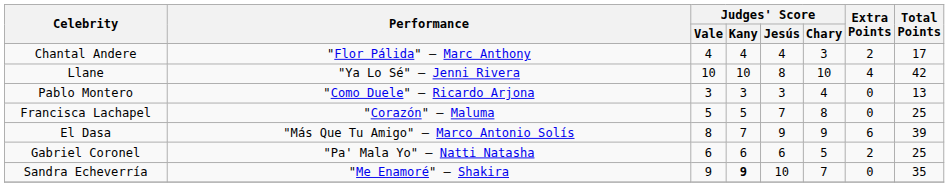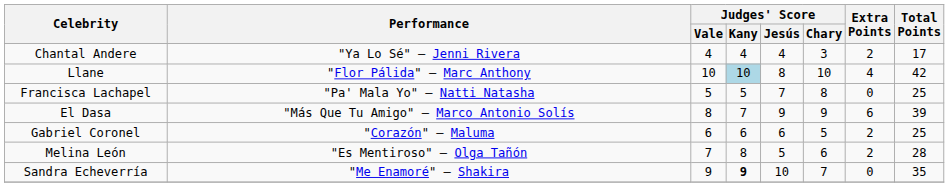(429, 54) "Flor Pálida" – Marc Anthony -> (429, 54) "Ya Lo Sé" – Jenni Rivera
(429, 73) "Ya Lo Sé" – Jenni Rivera -> (429, 73) "Flor Pálida" – Marc Anthony
(743, 73) no background -> (743, 73) lightblue background
- row: (86, 93)
(429, 113) "Corazón" – Maluma -> (429, 93) "Pa' Mala Yo" – Natti Natasha
(429, 152) "Pa' Mala Yo" – Natti Natasha -> (429, 133) "Corazón" – Maluma
+ row: (86, 152)
